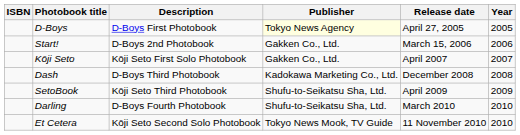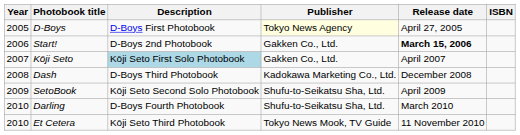columns swapped: (502, 12) <-> (18, 12)
(437, 43) normal -> (436, 43) bold
(179, 59) no background -> (177, 59) lightblue background
(169, 91) Kōji Seto Third Photobook -> (184, 91) Kōji Seto Second Solo Photobook
(186, 122) Kōji Seto Second Solo Photobook -> (168, 122) Kōji Seto Third Photobook
